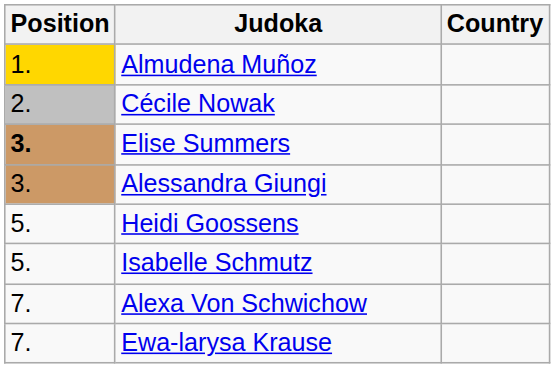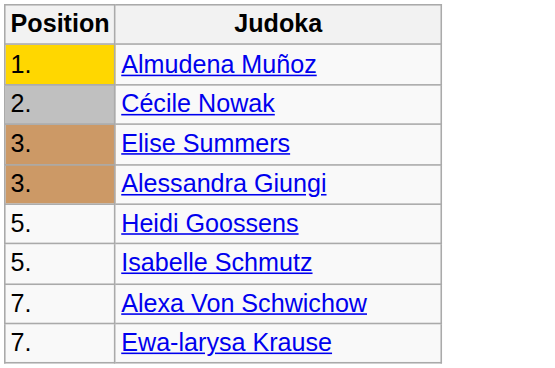- column: (495, 24)
(21, 143) bold -> (21, 143) normal
